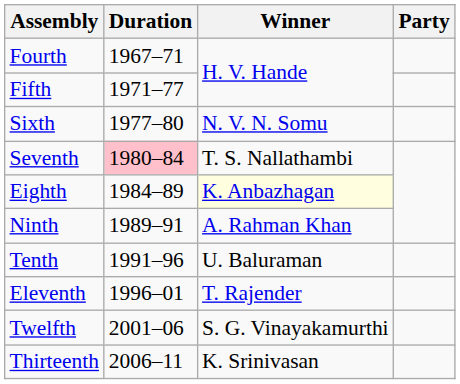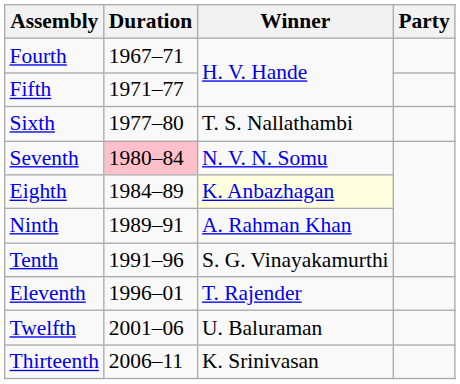(265, 123) N. V. N. Somu -> (277, 123) T. S. Nallathambi
(277, 157) T. S. Nallathambi -> (265, 157) N. V. N. Somu
(262, 259) U. Baluraman -> (295, 259) S. G. Vinayakamurthi
(295, 327) S. G. Vinayakamurthi -> (262, 327) U. Baluraman
